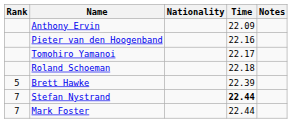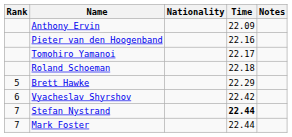(242, 82) 22.39 -> (242, 82) 22.29
+ row: (81, 97)
